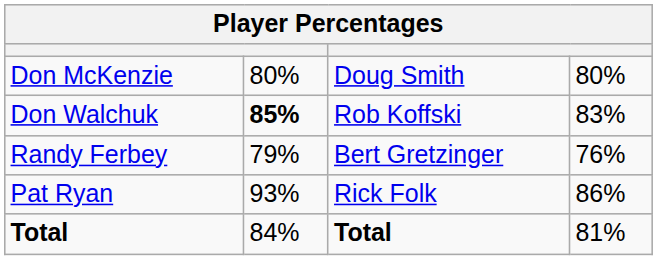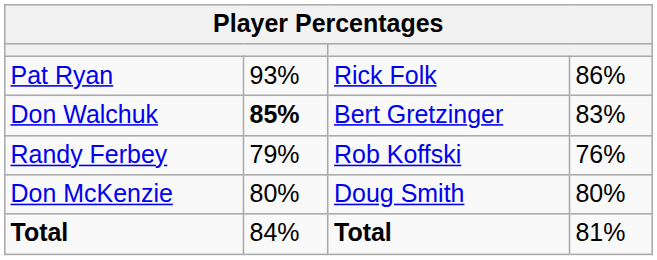rows swapped: (92, 75) <-> (62, 194)
(398, 114) Rob Koffski -> (419, 114) Bert Gretzinger
(419, 154) Bert Gretzinger -> (398, 154) Rob Koffski
